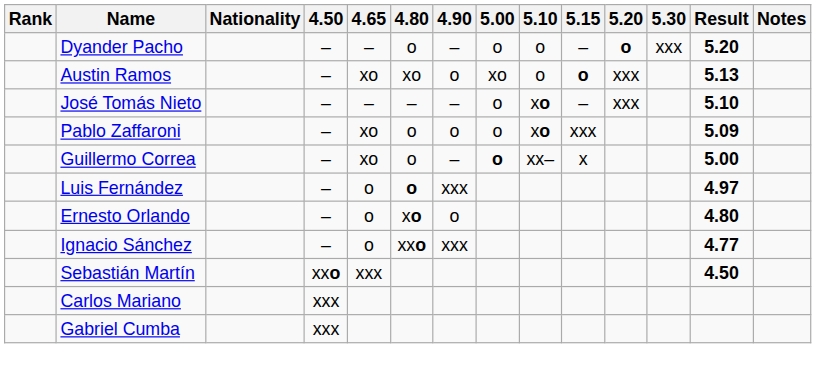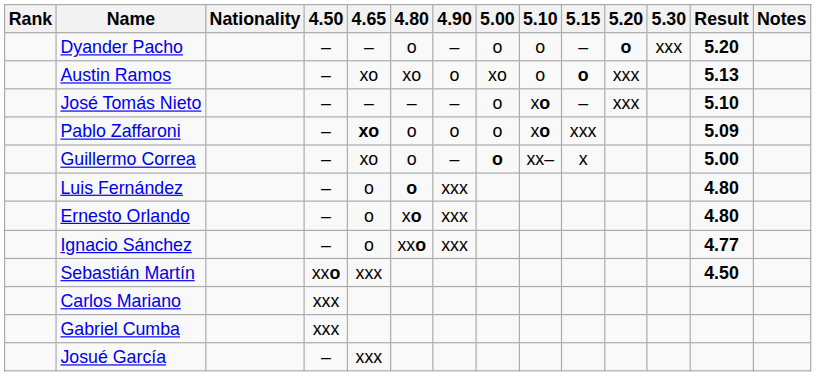(369, 131) normal -> (369, 131) bold
(722, 188) 4.97 -> (722, 188) 4.80
(455, 216) o -> (455, 216) xxx
+ row: (113, 357)
